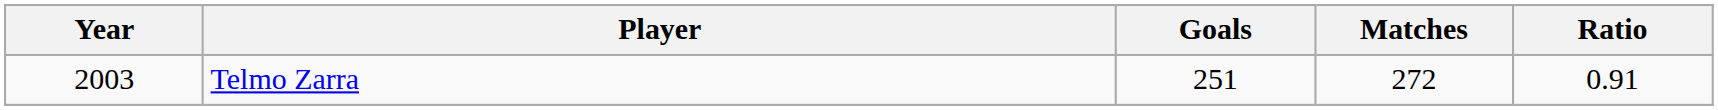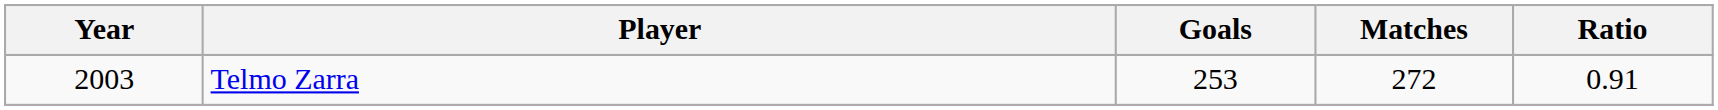(1215, 78) 251 -> (1215, 78) 253
